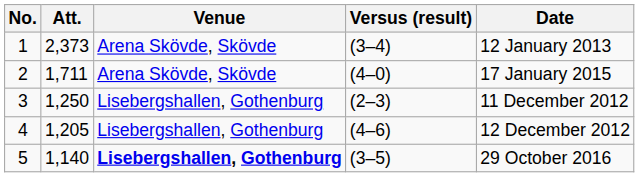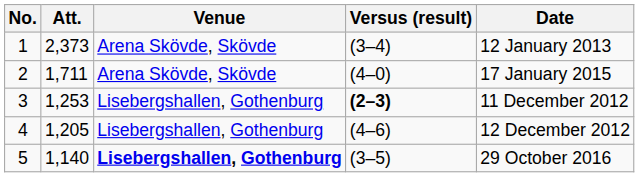(67, 102) 1,250 -> (67, 102) 1,253
(370, 102) normal -> (370, 102) bold
